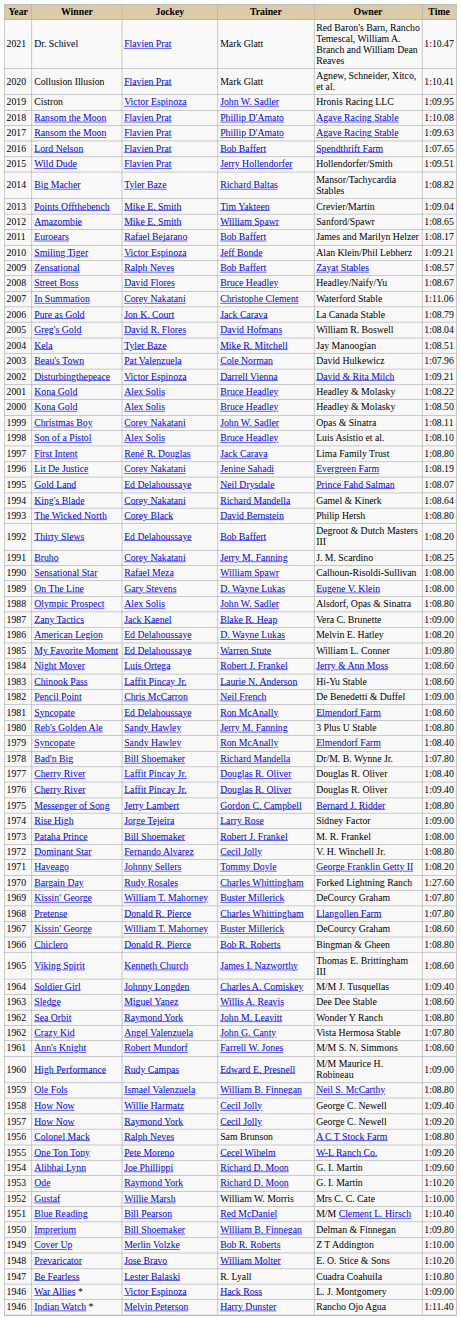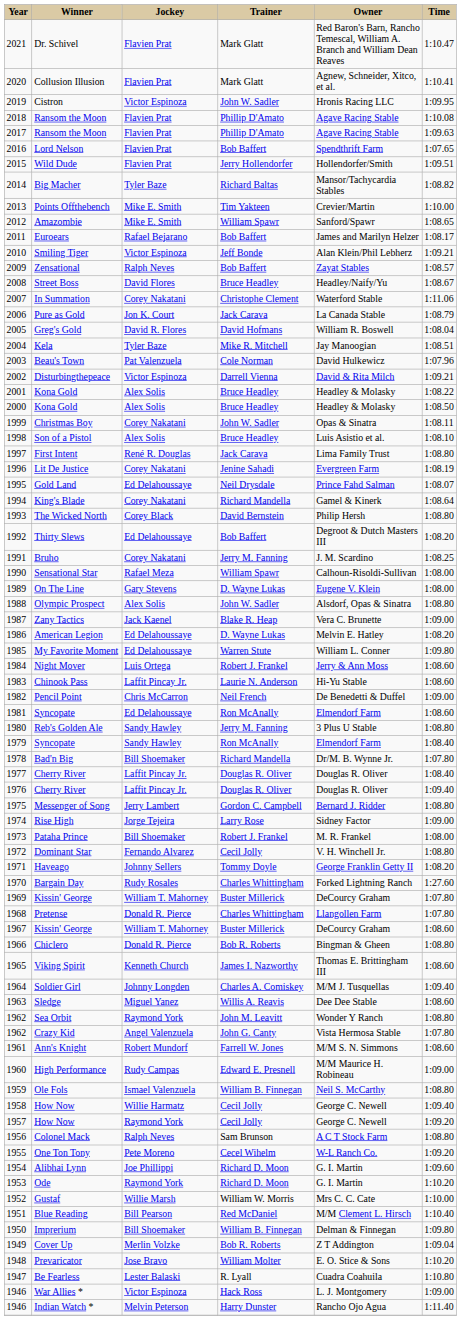(439, 206) 1:09.04 -> (439, 206) 1:10.00
(439, 1245) 1:10.00 -> (439, 1245) 1:09.04
